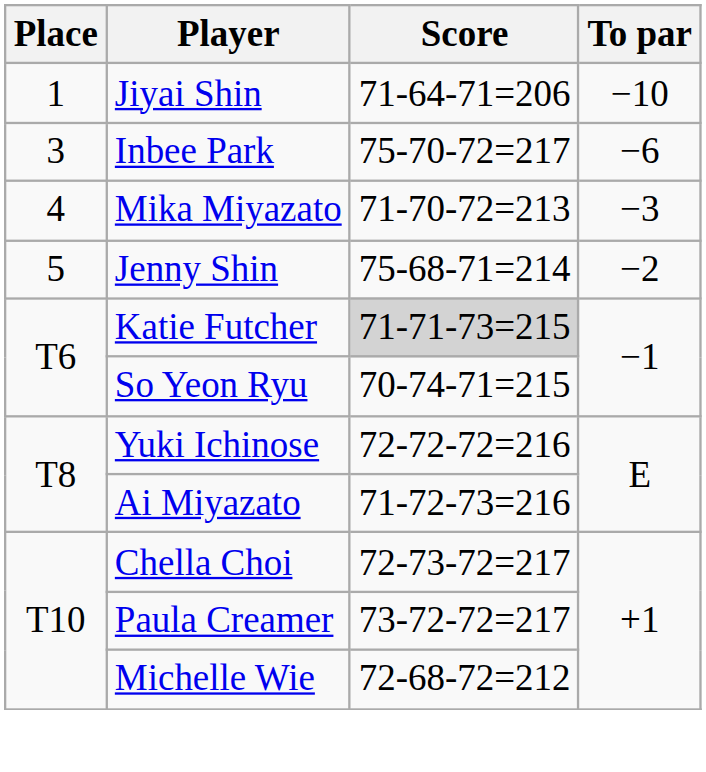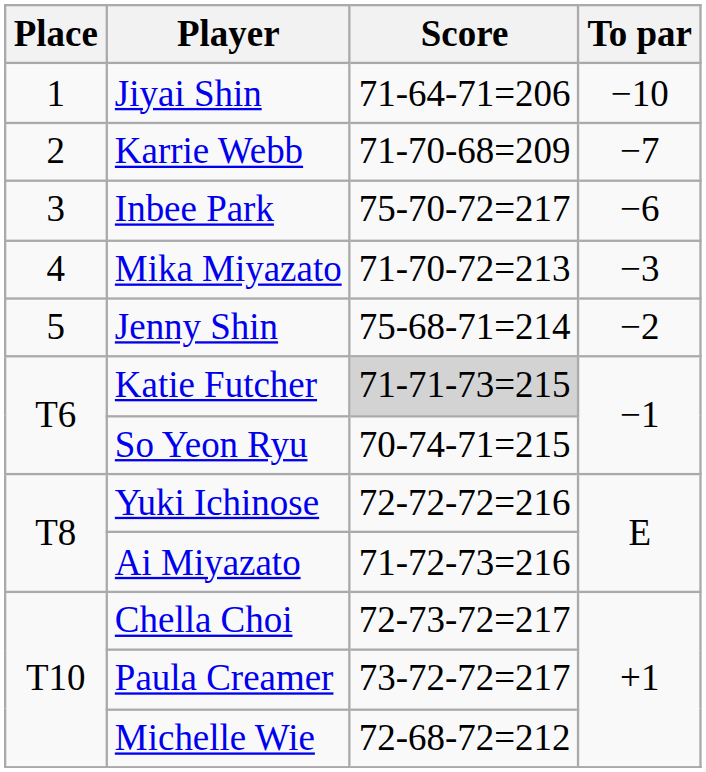+ row: (209, 151)
